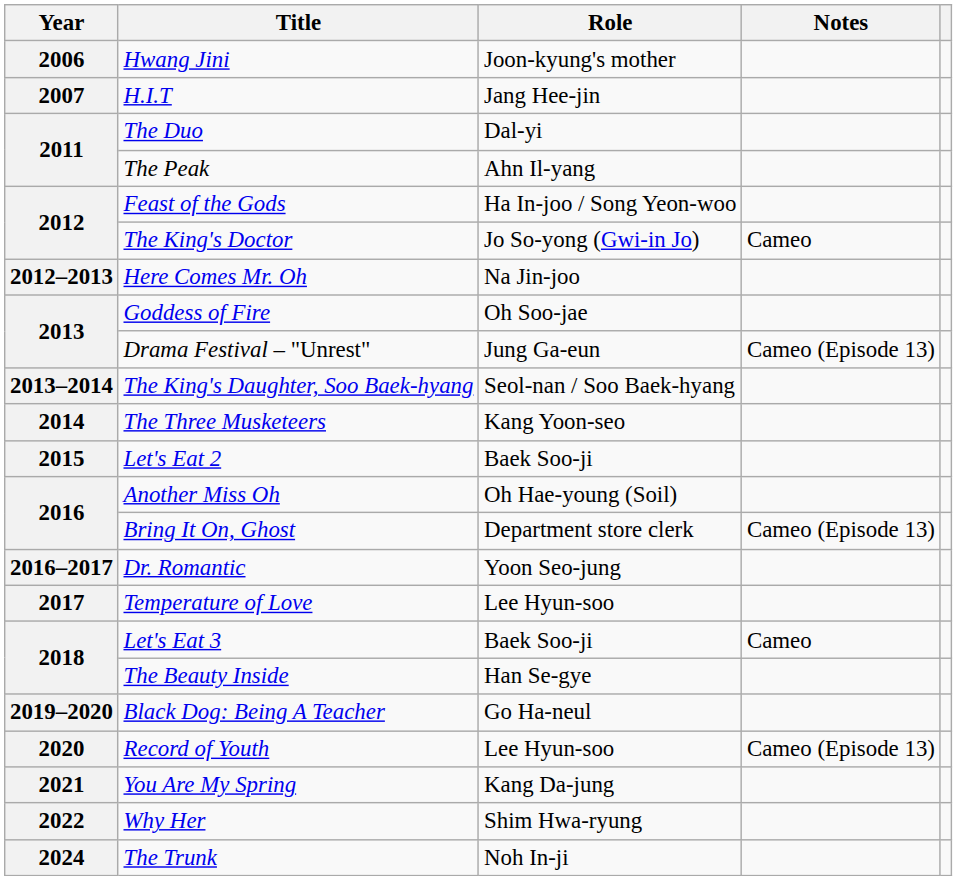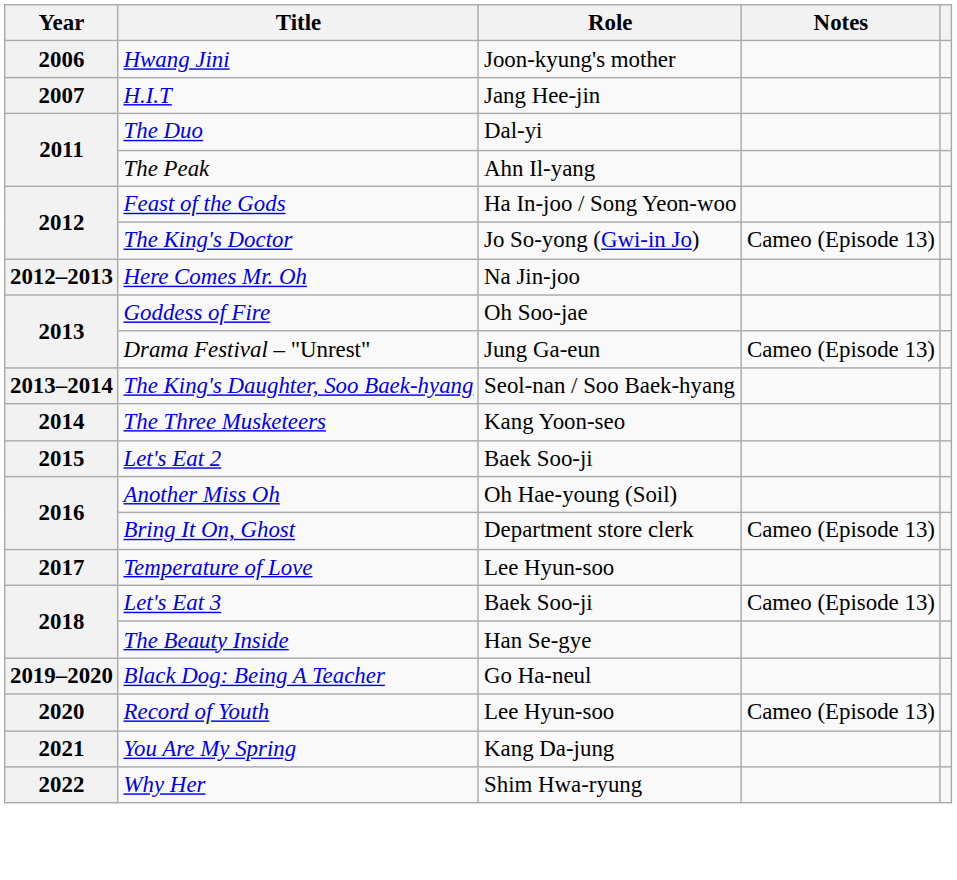(779, 240) Cameo -> (841, 240) Cameo (Episode 13)
- row: (185, 566)
(779, 639) Cameo -> (841, 603) Cameo (Episode 13)
- row: (170, 857)
